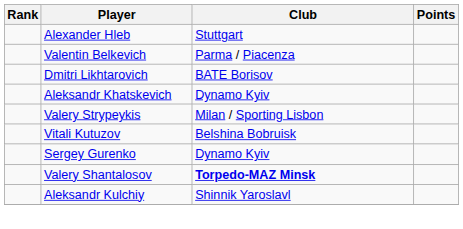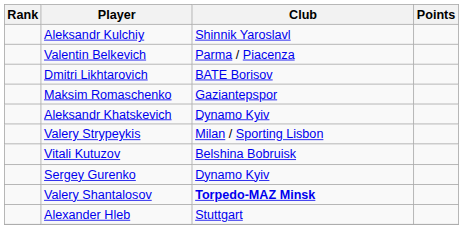rows swapped: (87, 35) <-> (94, 194)
+ row: (108, 94)
